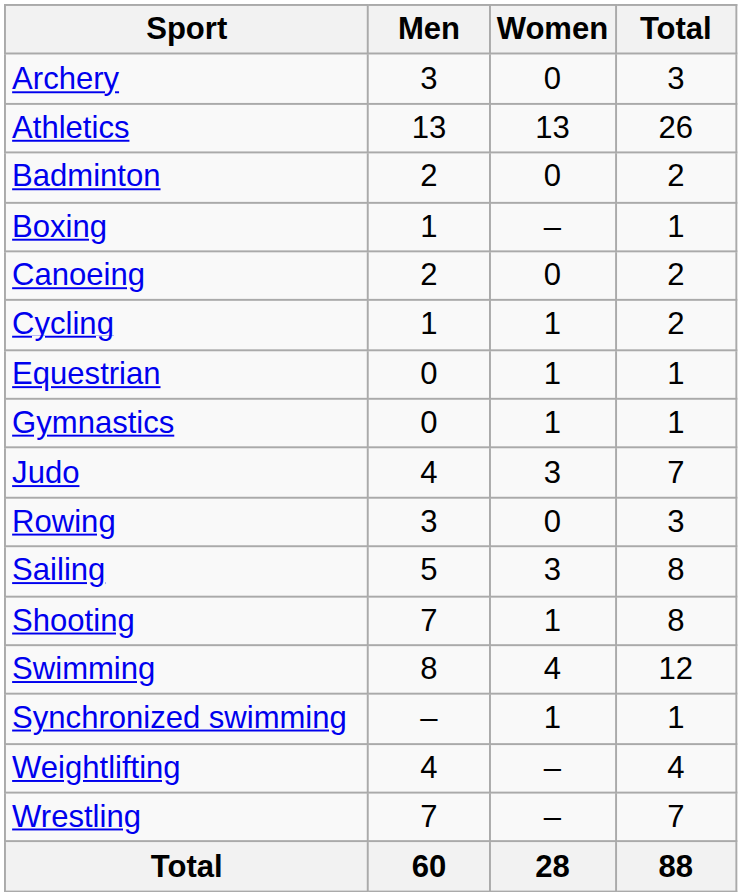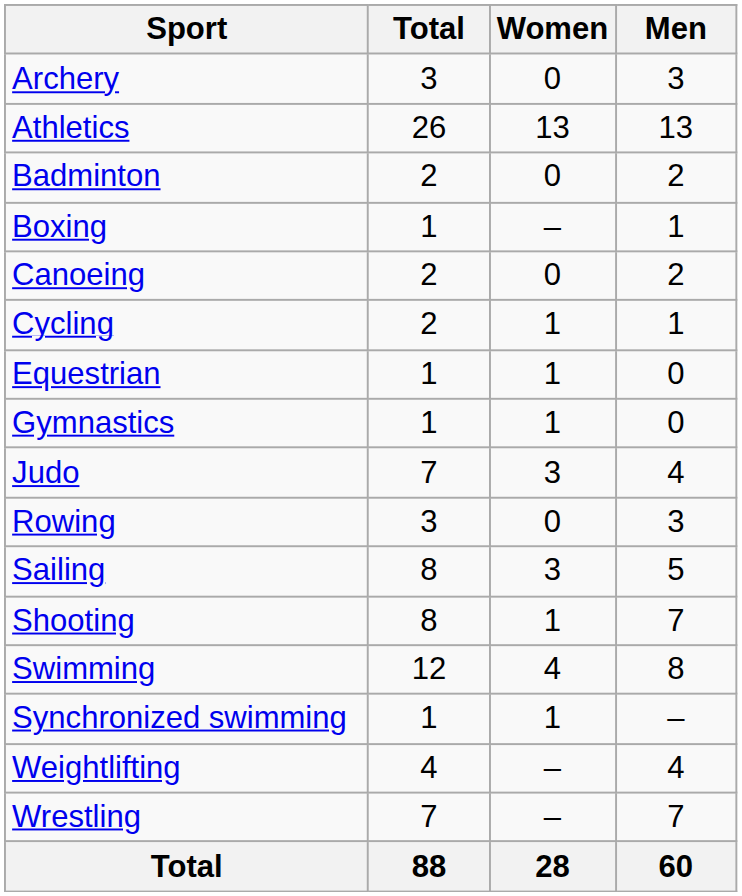columns swapped: (429, 29) <-> (676, 29)
